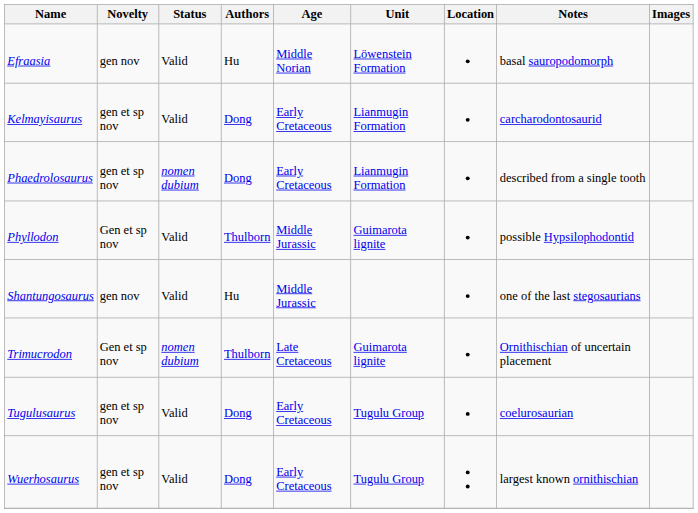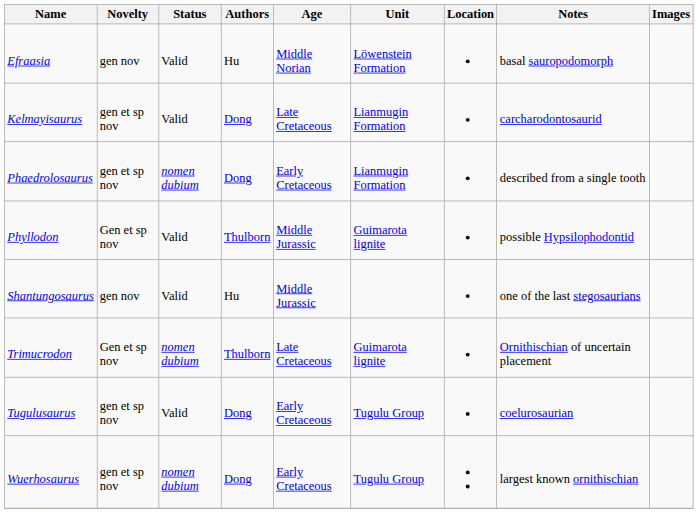(304, 119) Early Cretaceous -> (304, 119) Late Cretaceous
(175, 479) Valid -> (180, 479) nomen dubium
